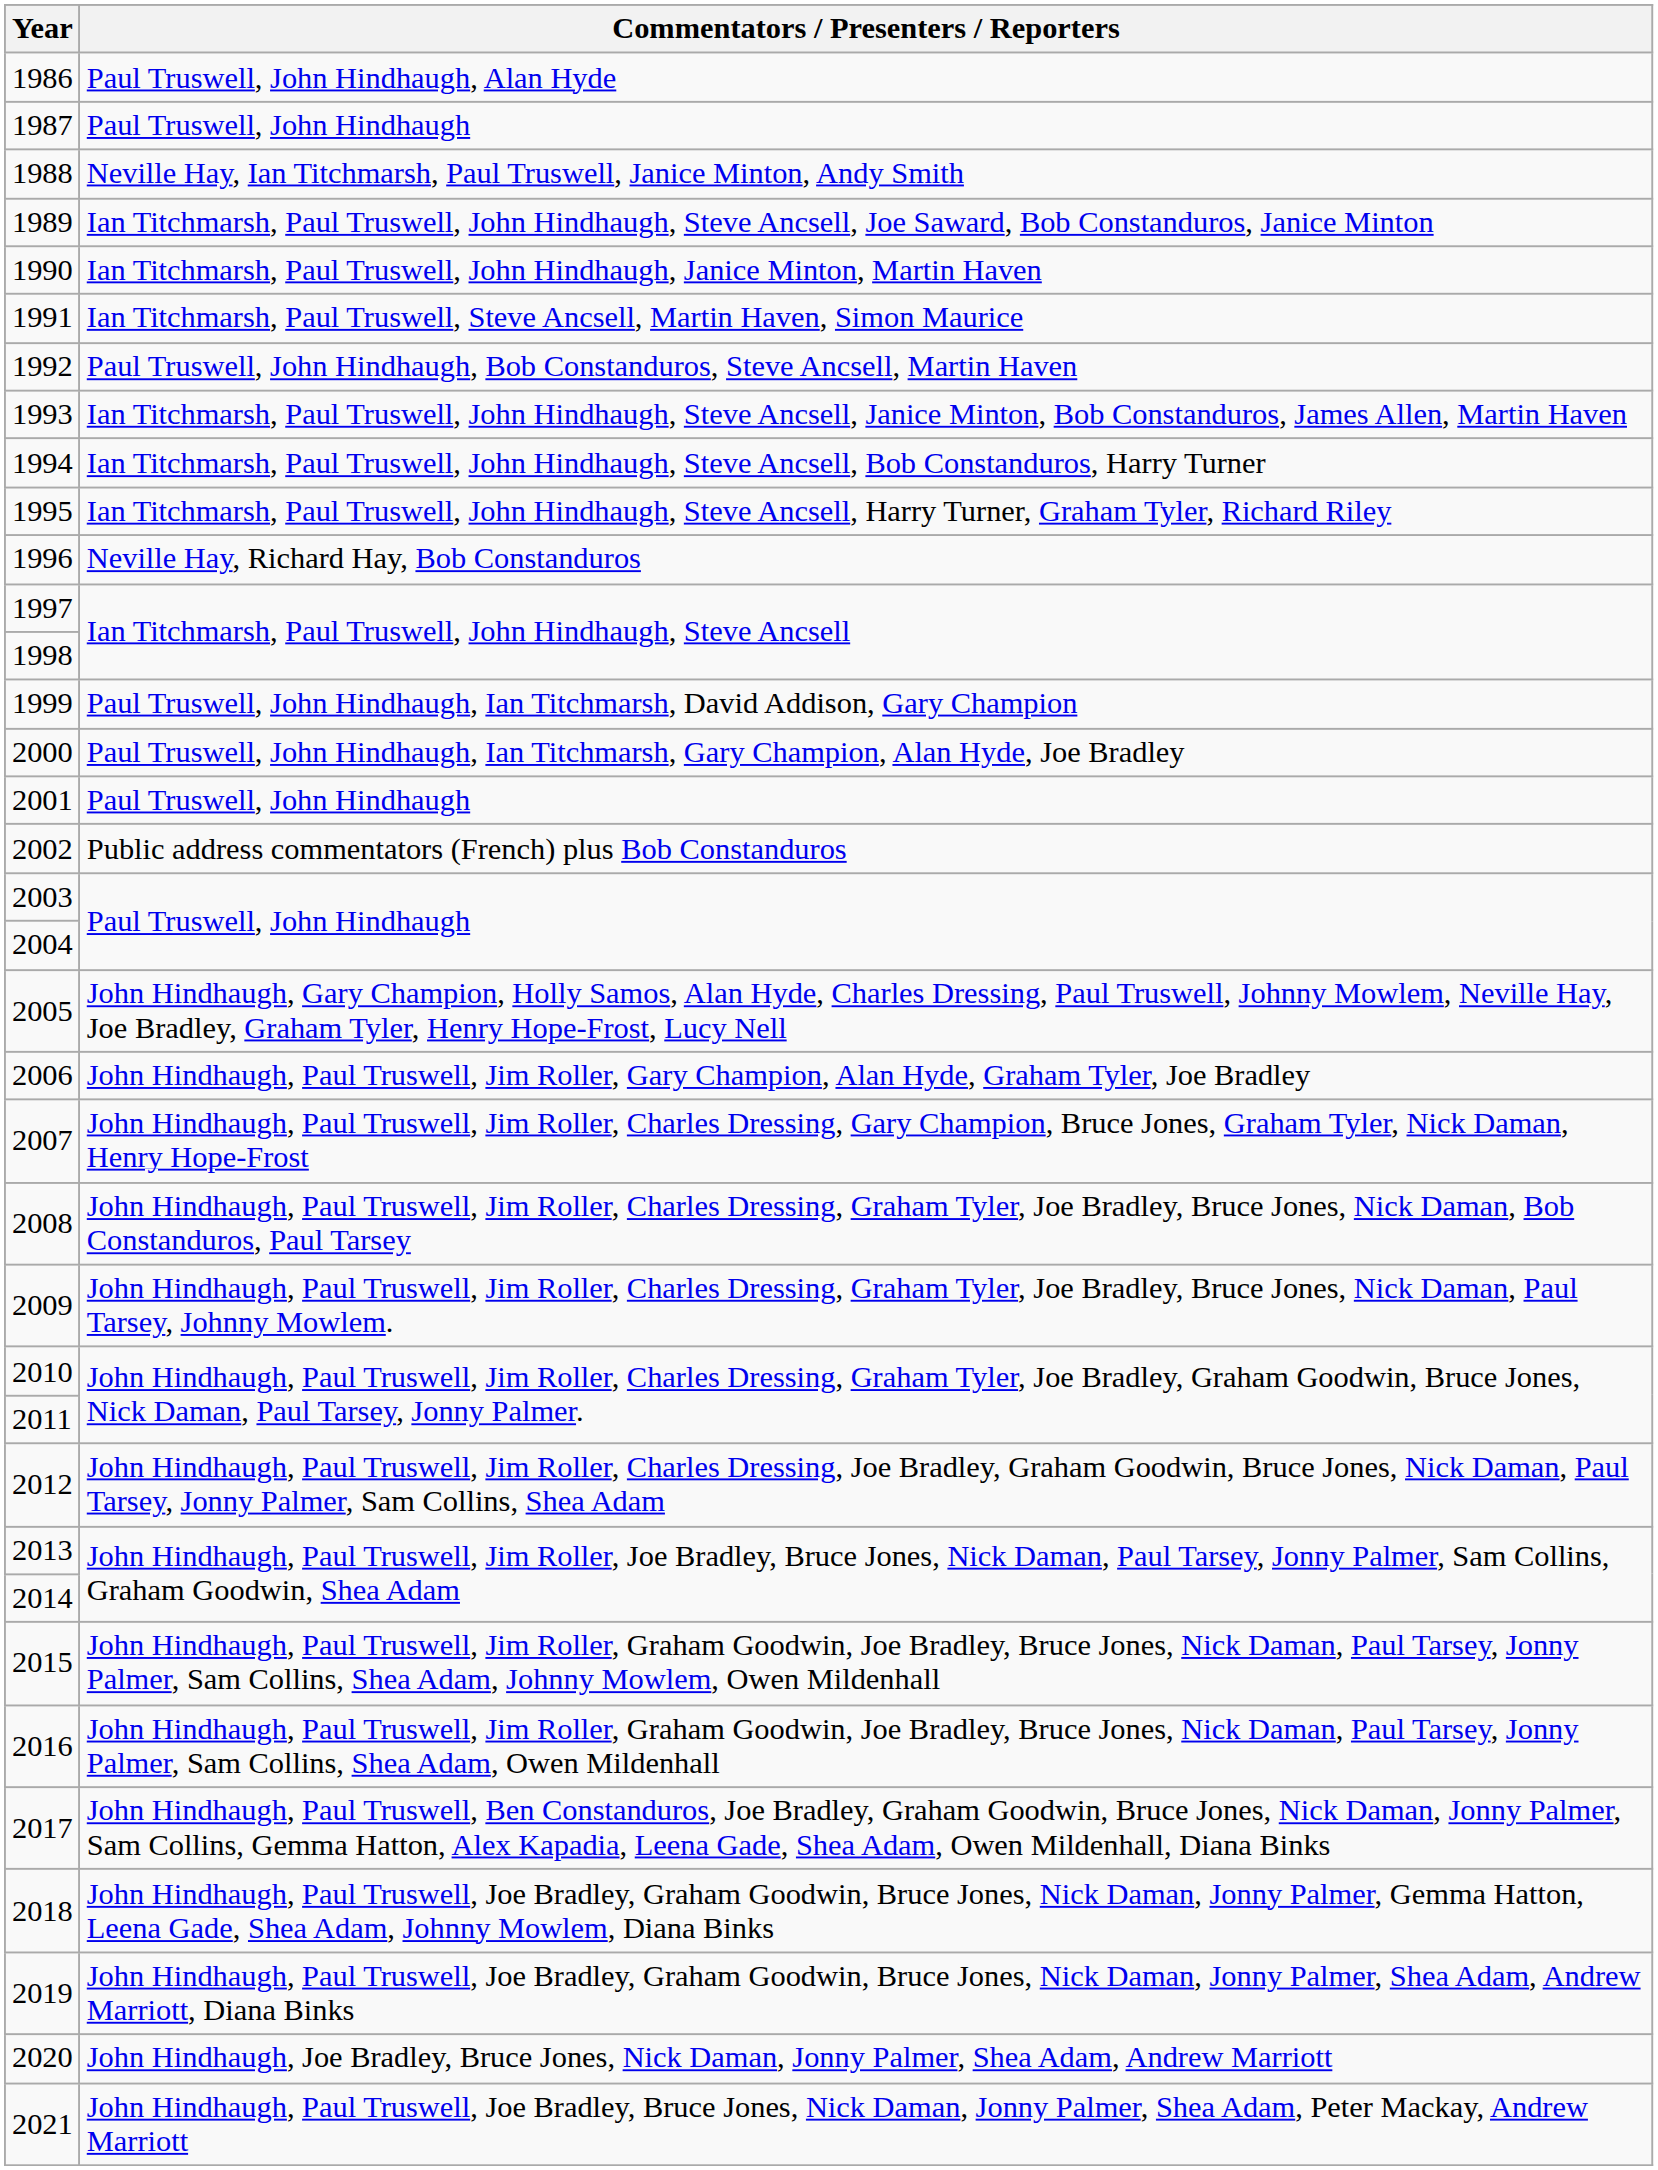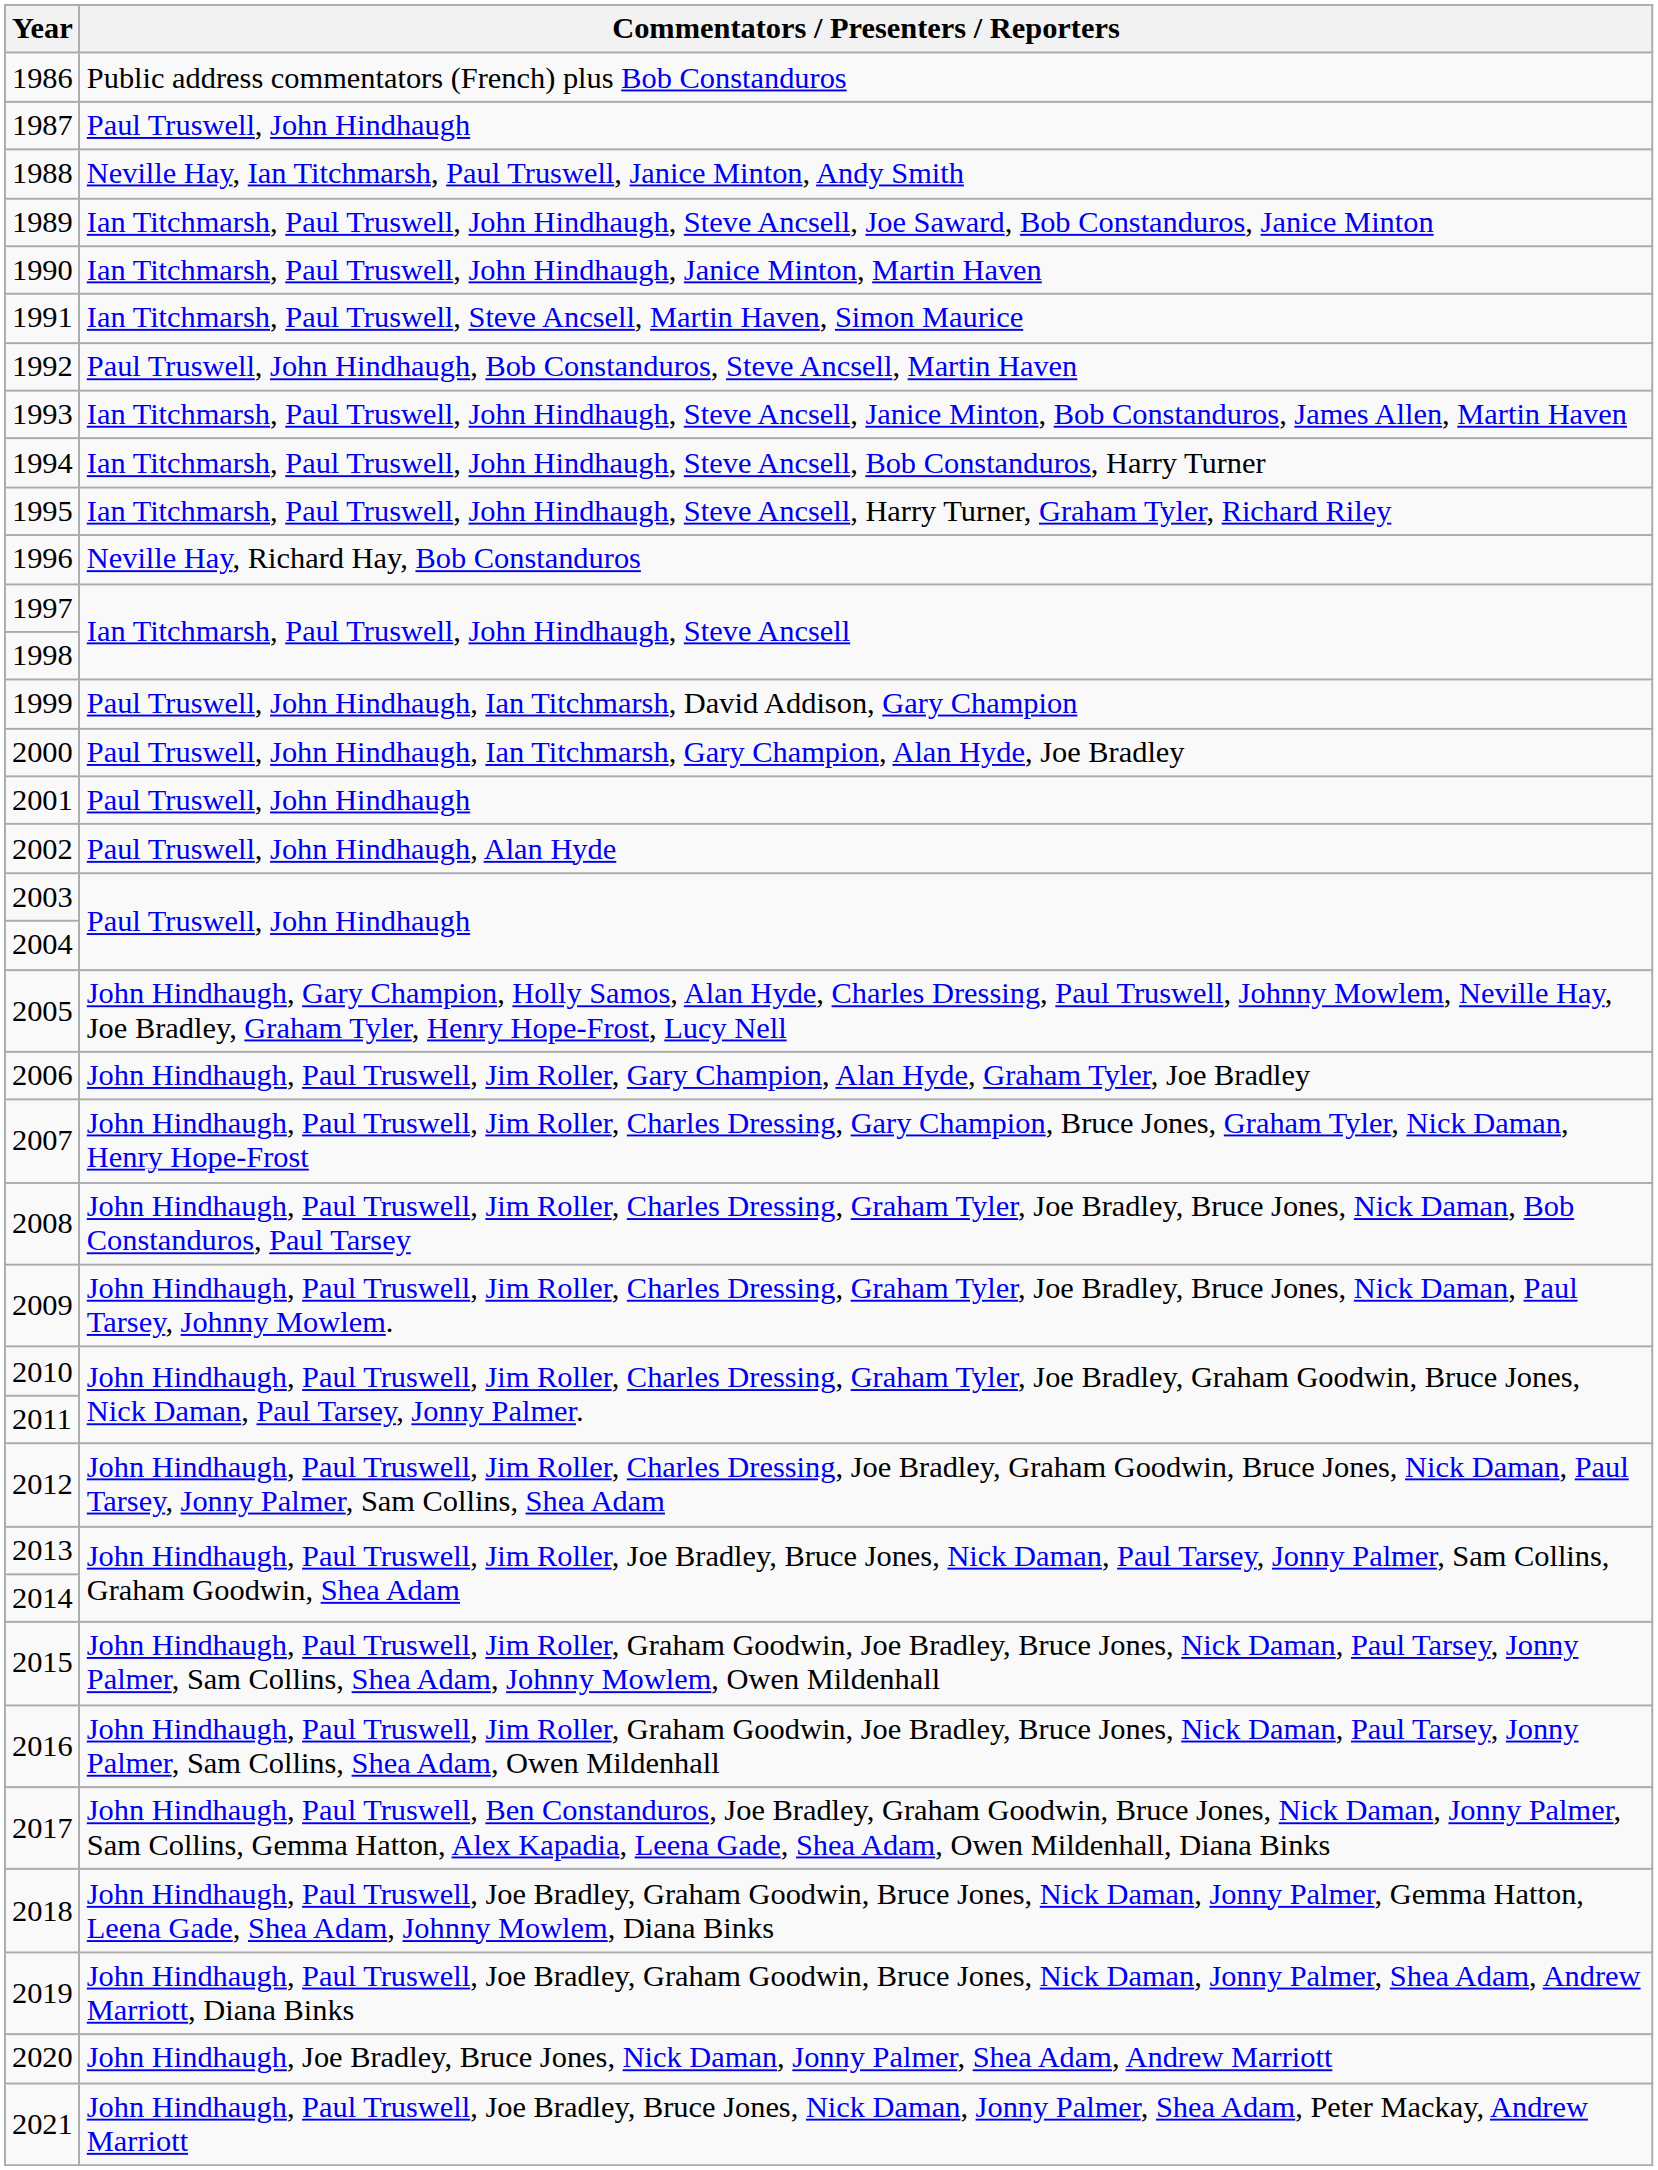(352, 76) Paul Truswell, John Hindhaugh, Alan Hyde -> (467, 76) Public address commentators (French) plus Bob Constanduros
(467, 848) Public address commentators (French) plus Bob Constanduros -> (352, 848) Paul Truswell, John Hindhaugh, Alan Hyde
